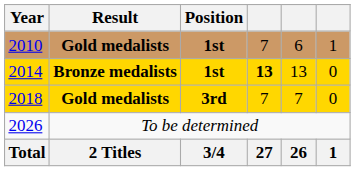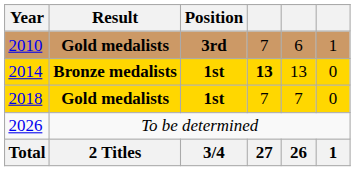(214, 44) 1st -> (214, 44) 3rd
(214, 98) 3rd -> (214, 98) 1st
